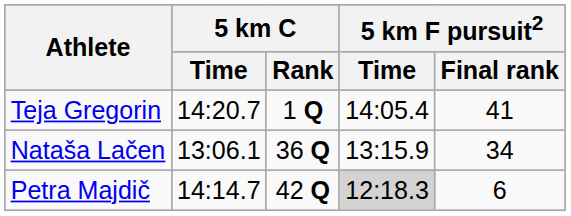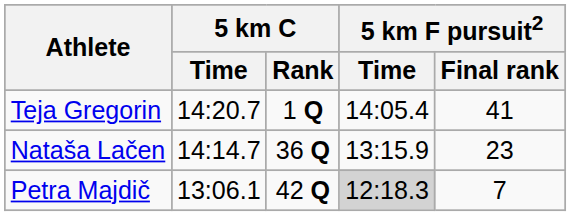(219, 150) 13:06.1 -> (219, 150) 14:14.7
(500, 150) 34 -> (500, 150) 23
(219, 190) 14:14.7 -> (219, 190) 13:06.1
(500, 190) 6 -> (500, 190) 7
